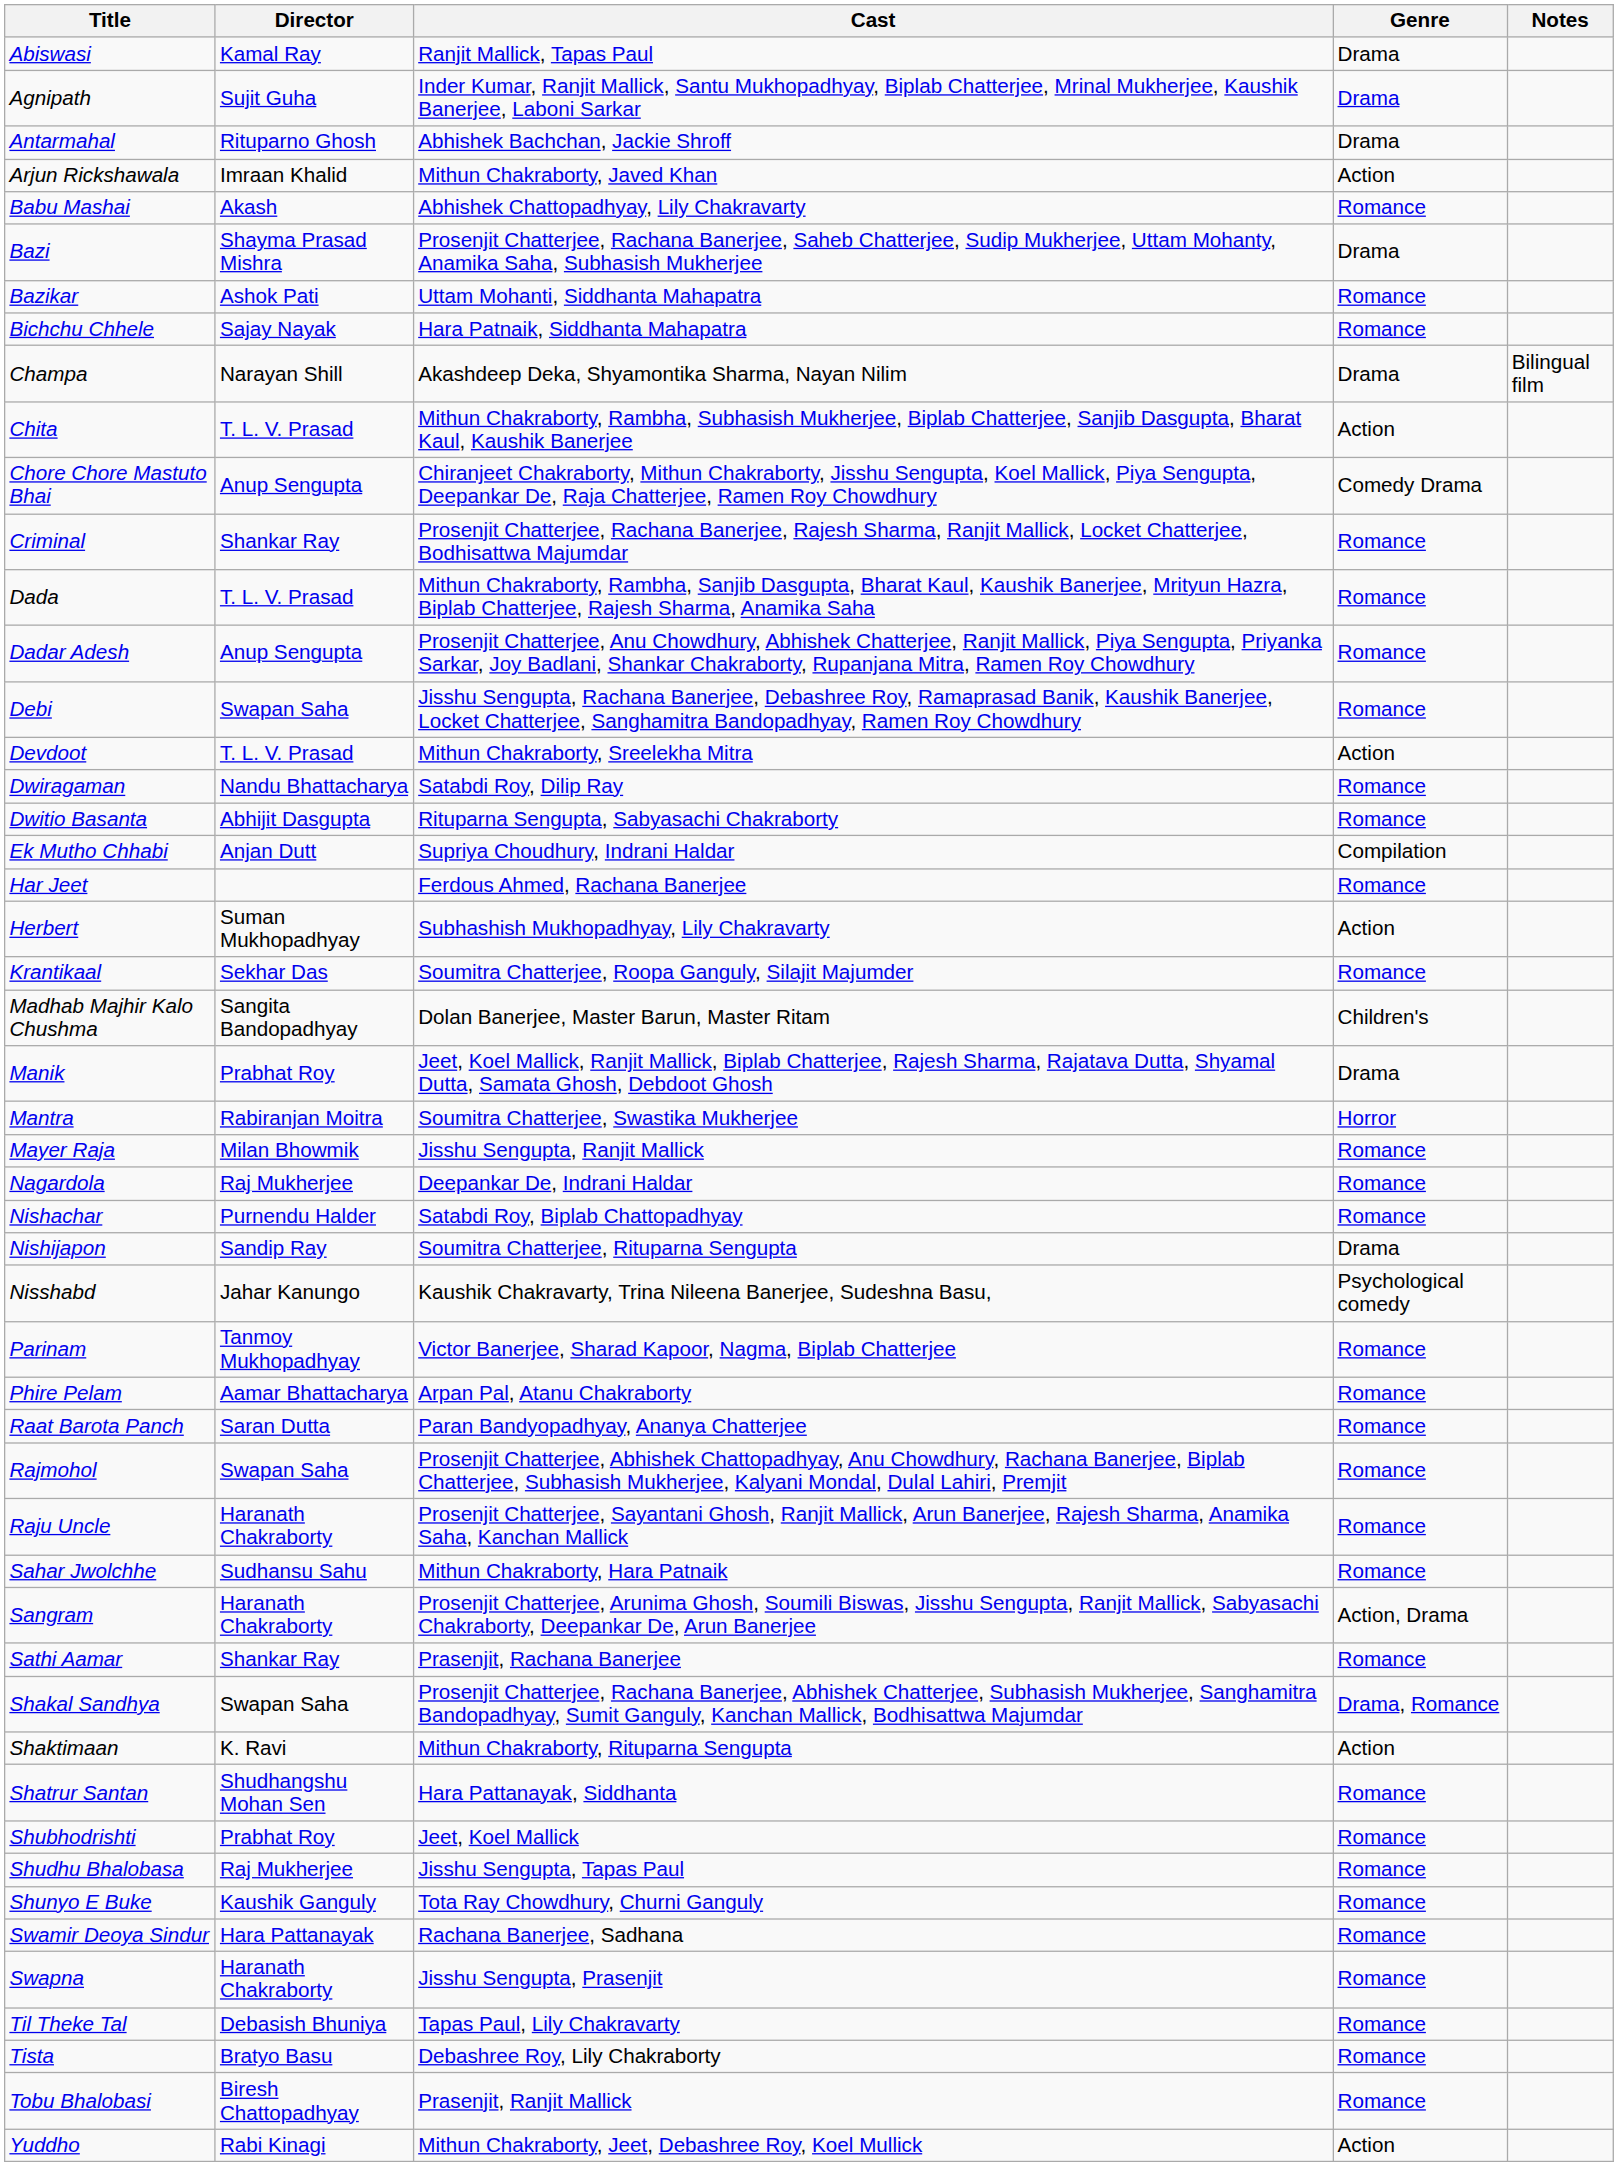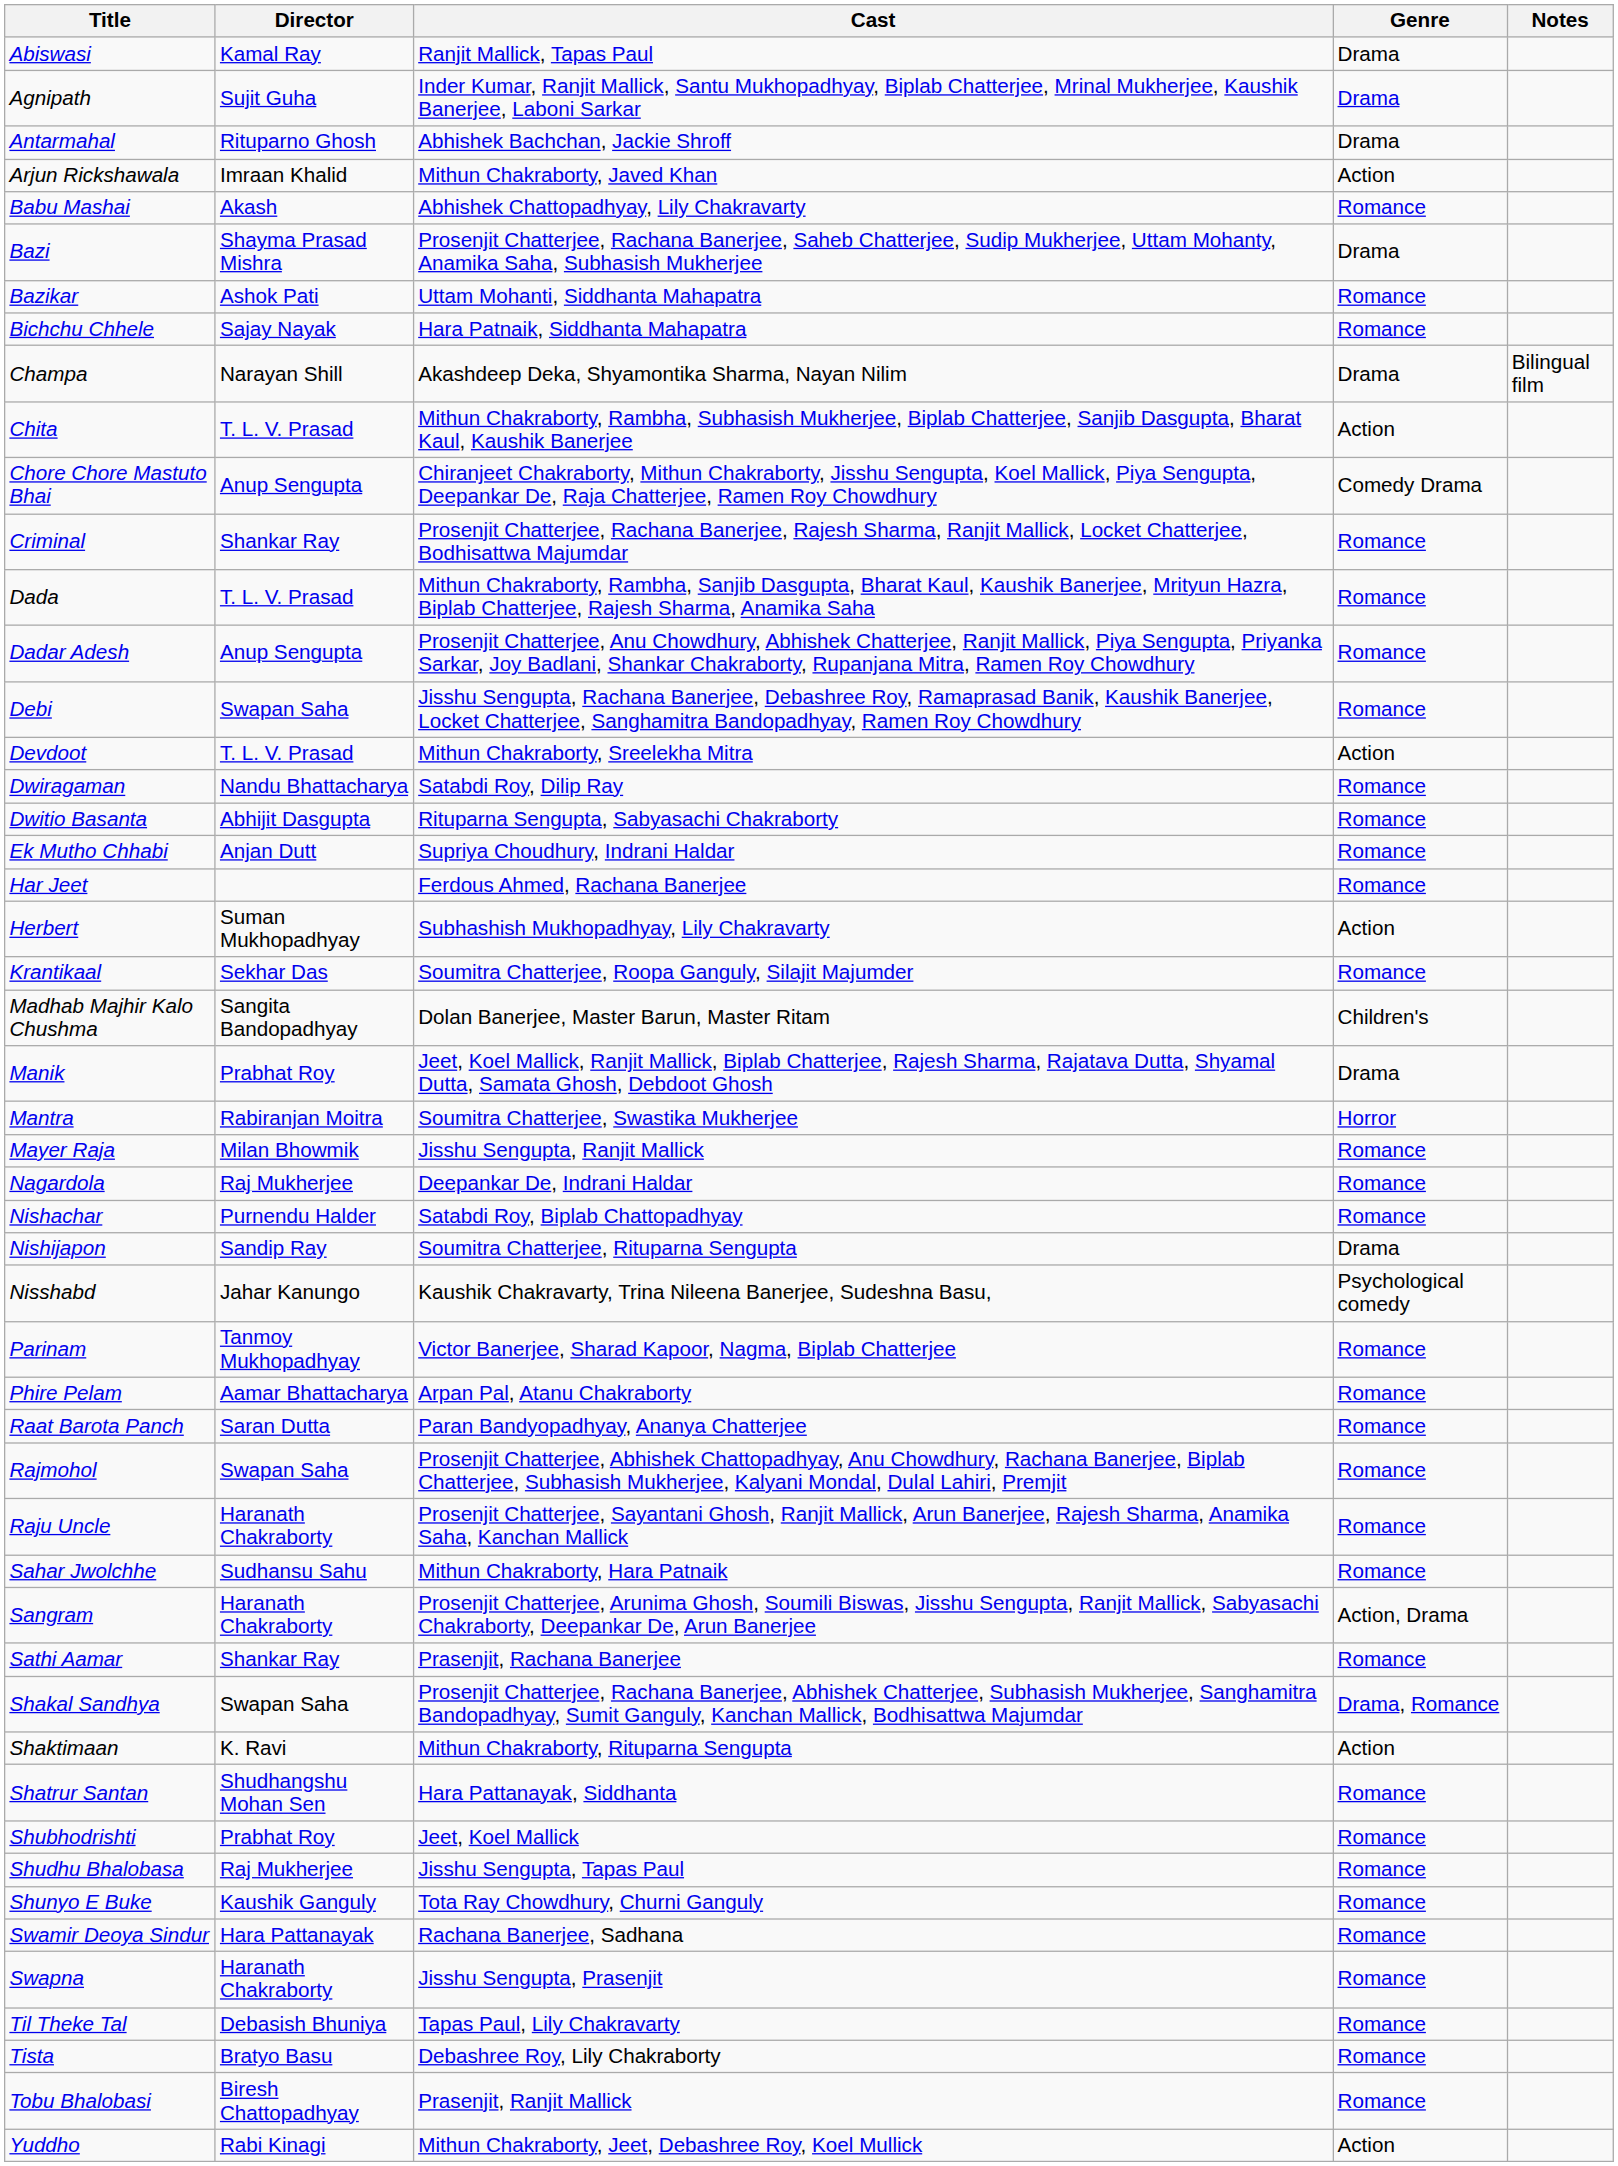(1392, 851) Compilation -> (1382, 851) Romance
